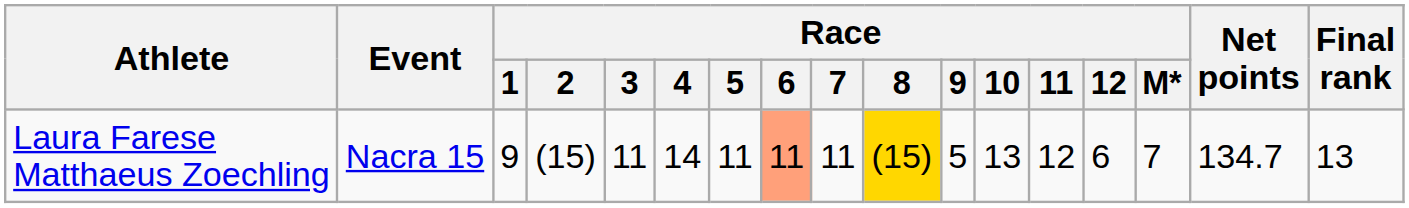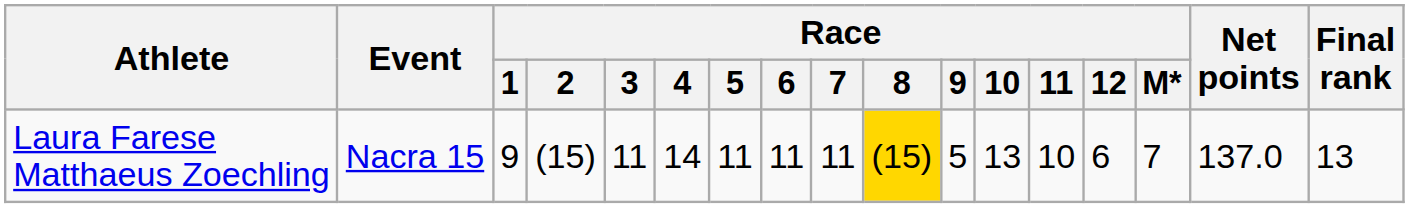(786, 156) lightsalmon background -> (786, 156) no background
(1056, 156) 12 -> (1056, 156) 10
(1240, 156) 134.7 -> (1240, 156) 137.0
